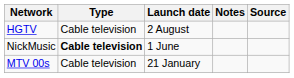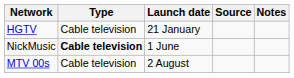columns swapped: (230, 13) <-> (268, 13)
(168, 30) 2 August -> (174, 30) 21 January
(174, 64) 21 January -> (168, 64) 2 August
